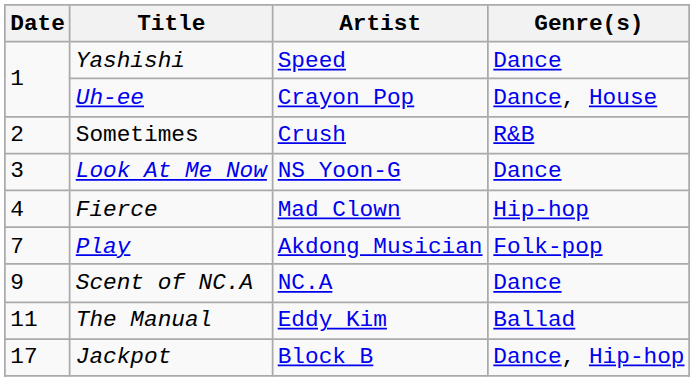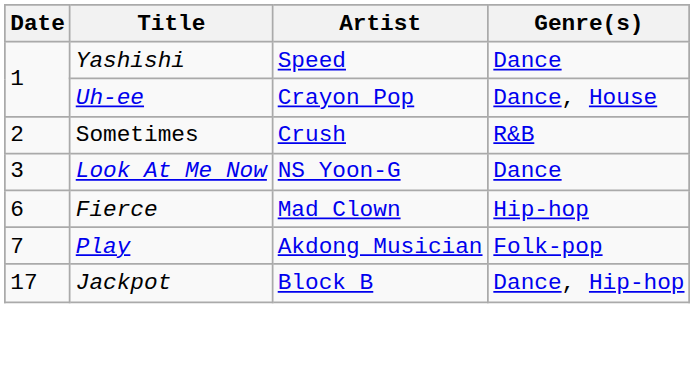(17, 209) 4 -> (17, 209) 6
- row: (164, 283)
- row: (144, 320)
